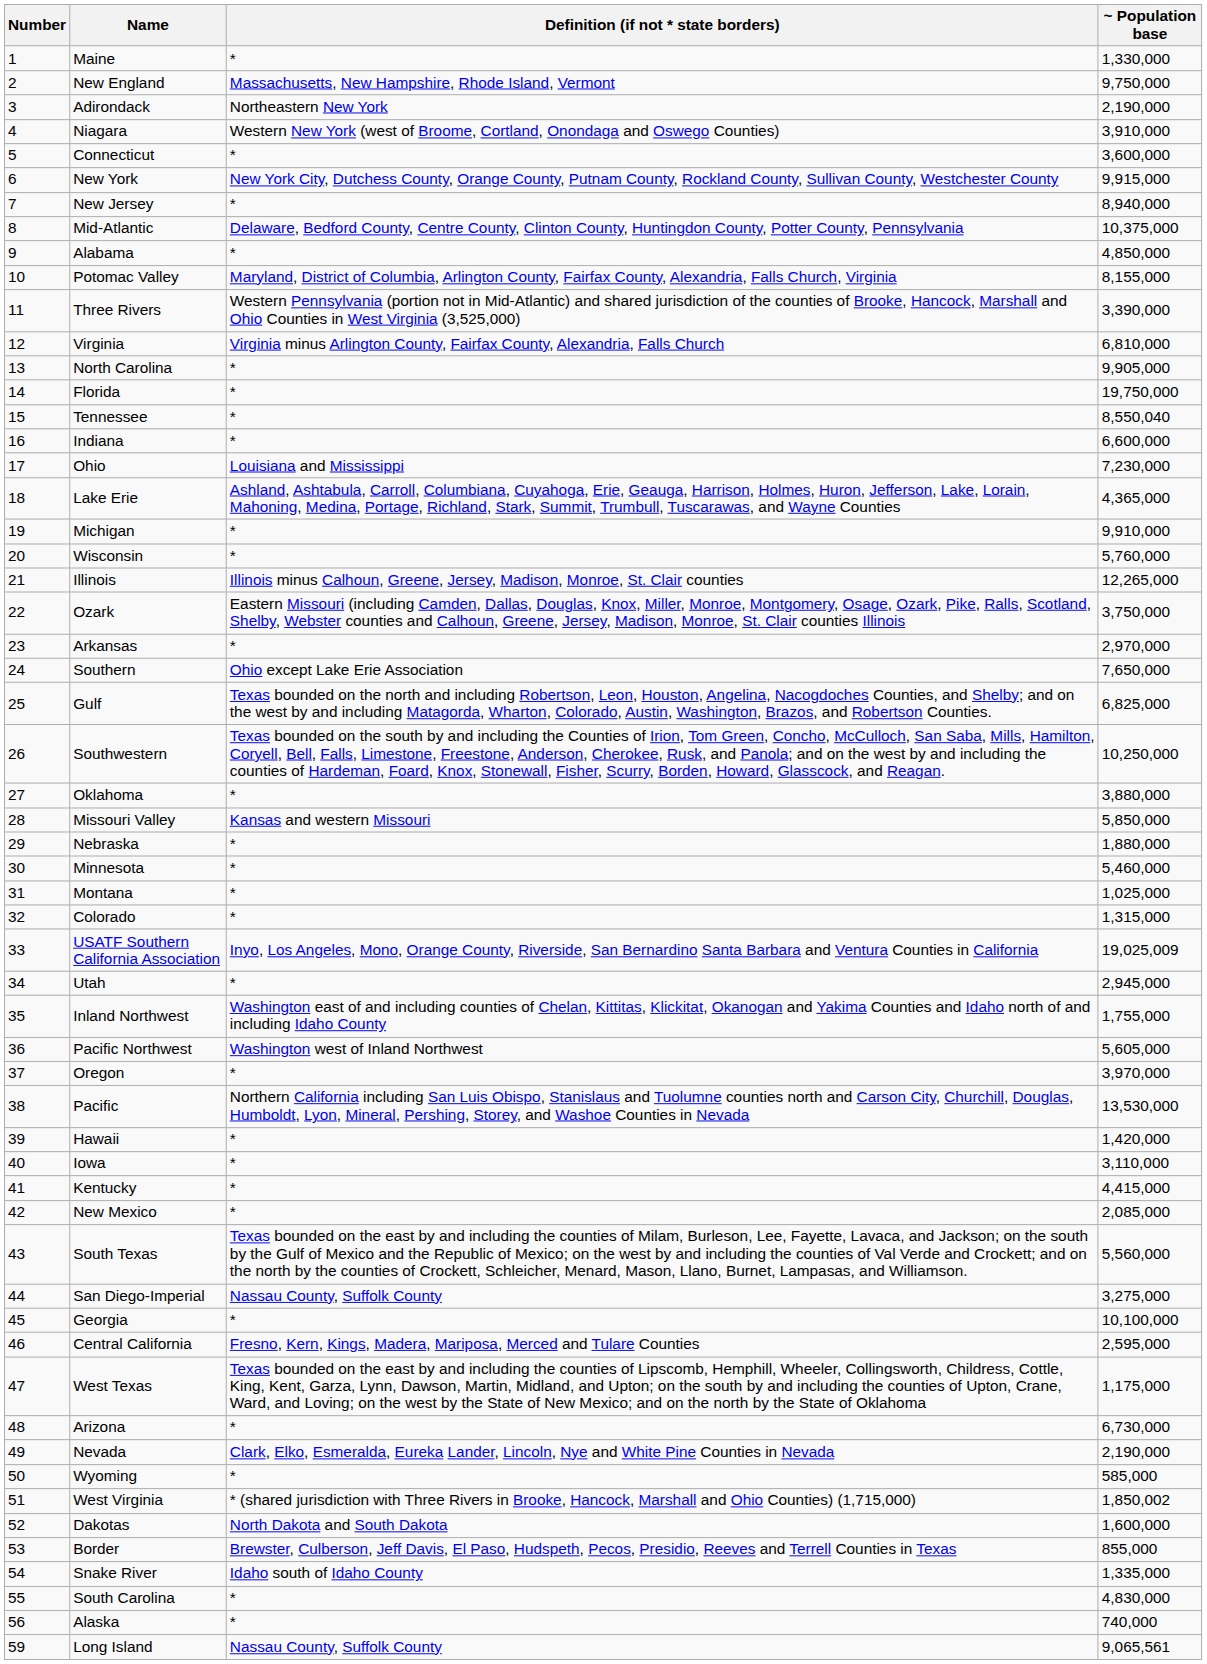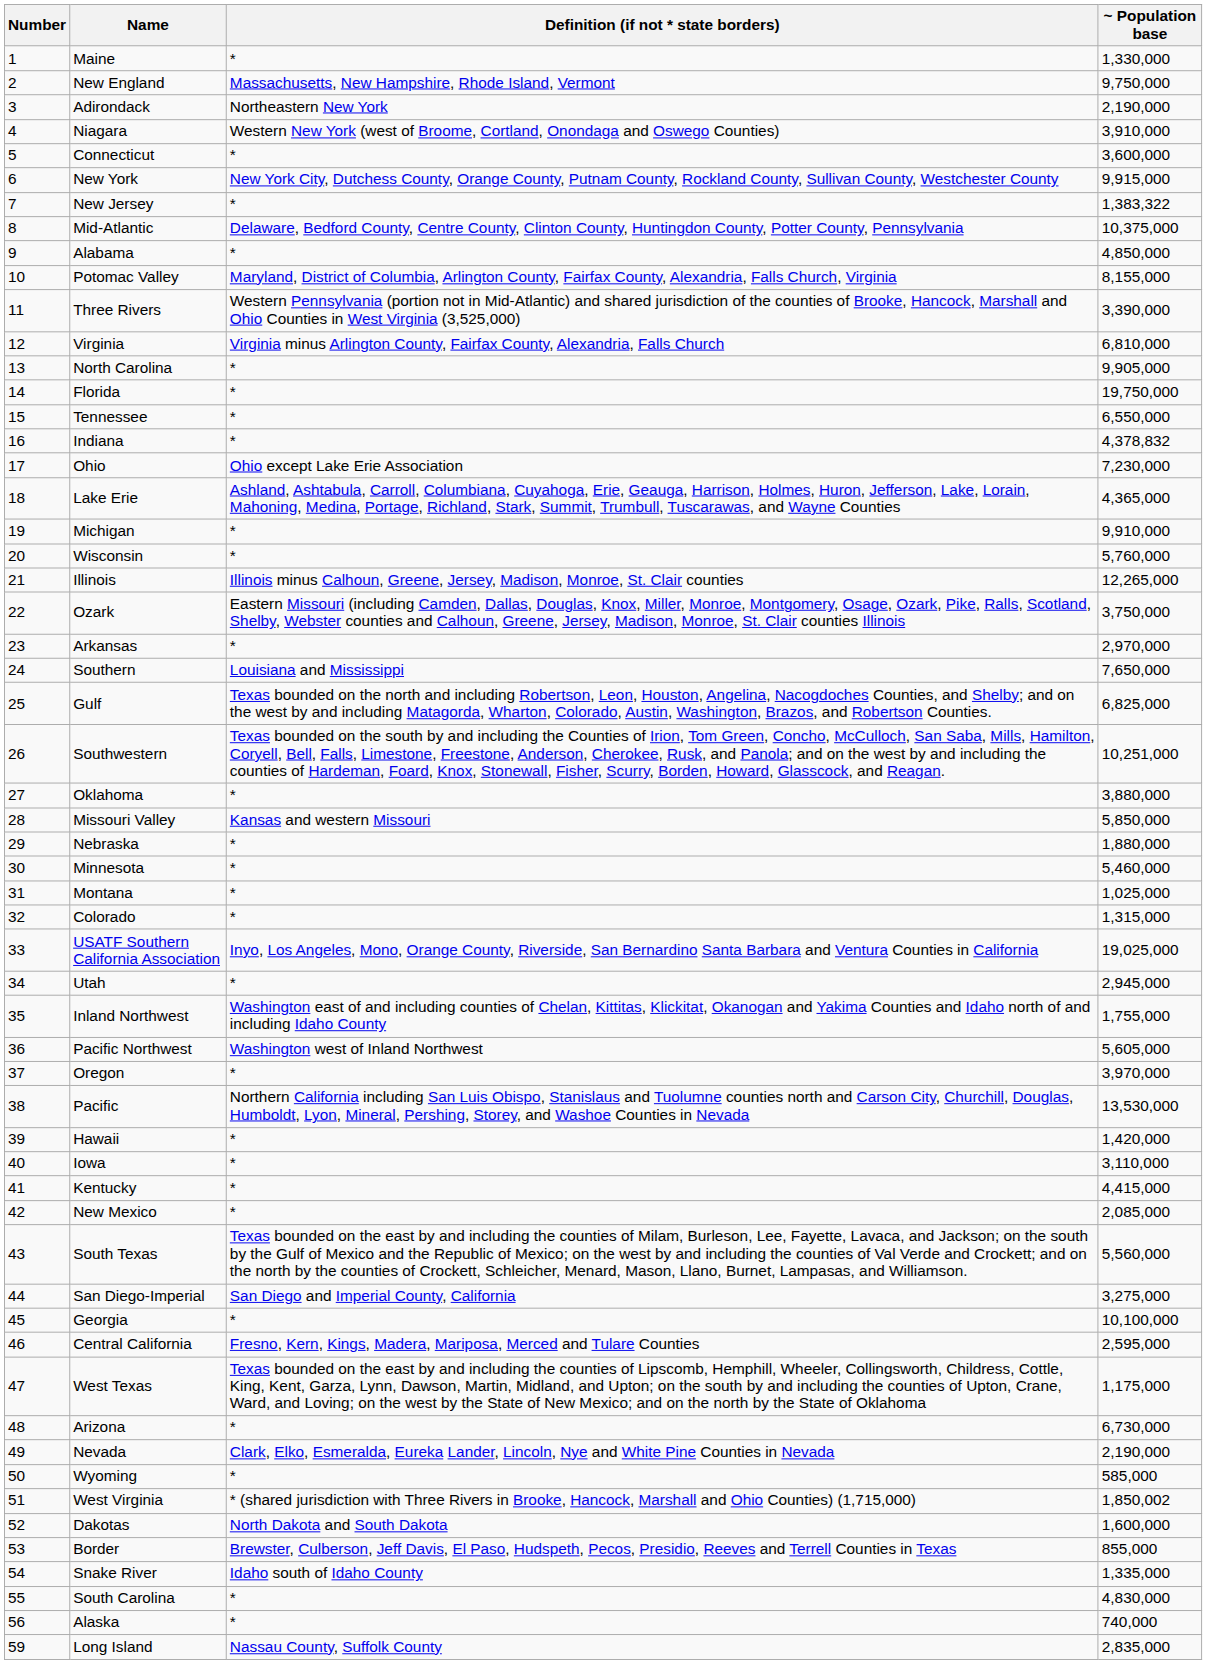(1136, 204) 8,940,000 -> (1136, 204) 1,383,322
(1136, 416) 8,550,040 -> (1136, 416) 6,550,000
(1136, 440) 6,600,000 -> (1136, 440) 4,378,832
(317, 465) Louisiana and Mississippi -> (346, 465) Ohio except Lake Erie Association
(346, 670) Ohio except Lake Erie Association -> (317, 670) Louisiana and Mississippi
(1140, 753) 10,250,000 -> (1140, 753) 10,251,000
(1140, 950) 19,025,009 -> (1140, 950) 19,025,000
(336, 1295) Nassau County, Suffolk County -> (373, 1295) San Diego and Imperial County, California
(1136, 1647) 9,065,561 -> (1136, 1647) 2,835,000
